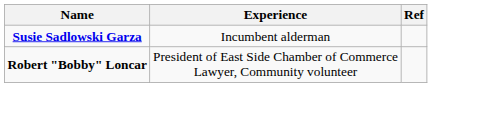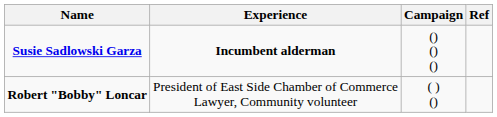+ column: (434, 15)
(275, 36) normal -> (275, 51) bold
